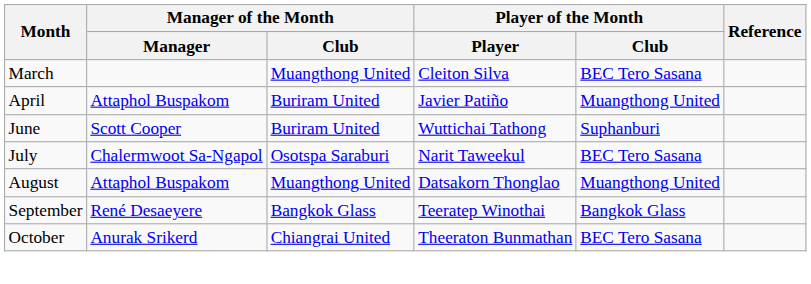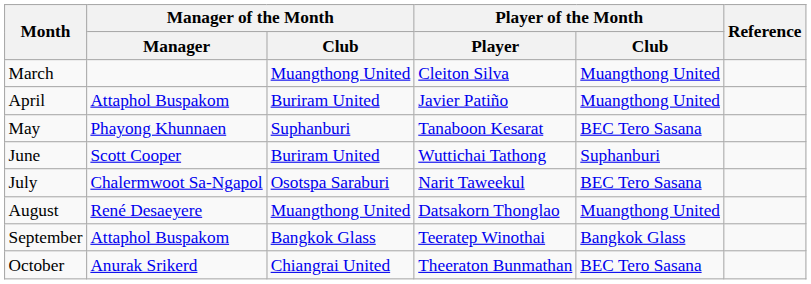(641, 73) BEC Tero Sasana -> (650, 73) Muangthong United
+ row: (24, 127)
(160, 182) Attaphol Buspakom -> (146, 210) René Desaeyere
(146, 210) René Desaeyere -> (160, 237) Attaphol Buspakom
